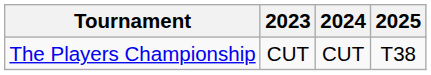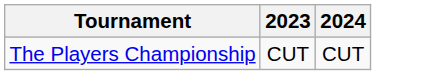- column: (398, 21)
